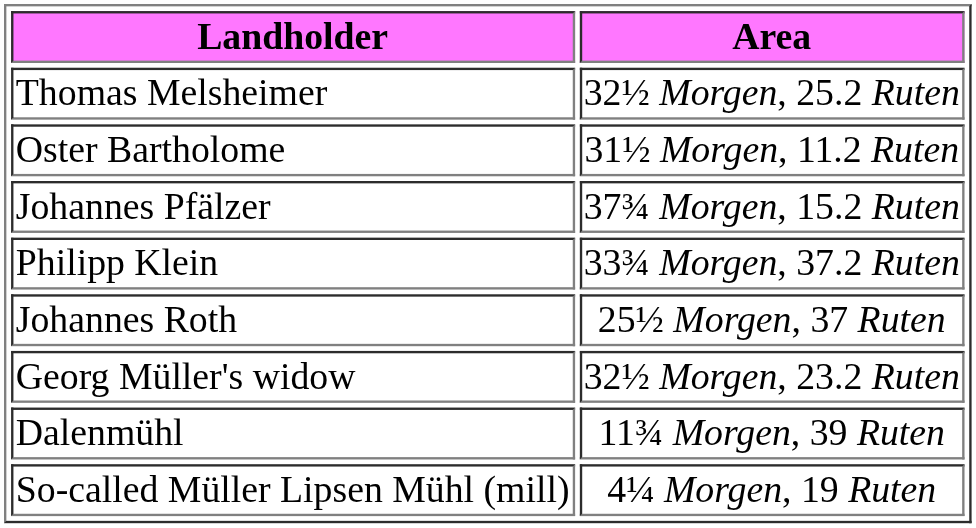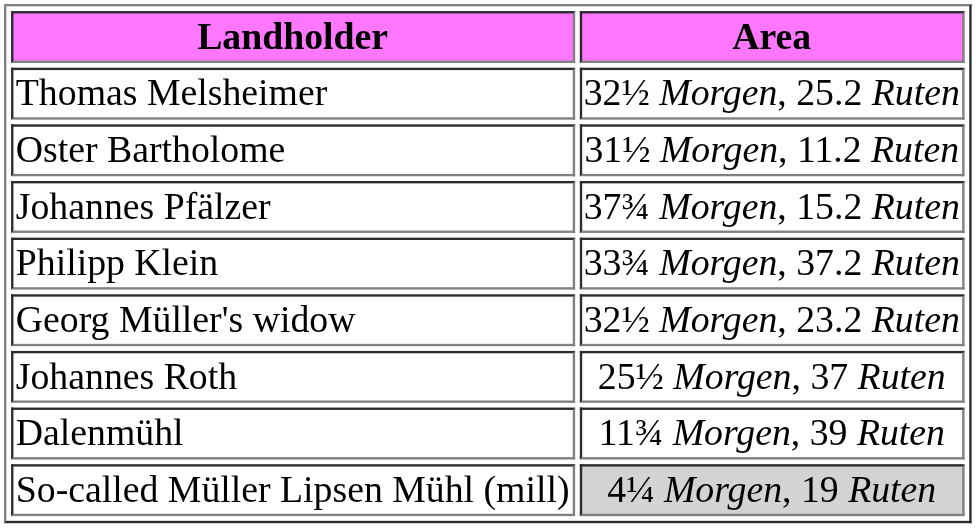rows swapped: (126, 319) <-> (186, 376)
(772, 489) no background -> (772, 489) lightgrey background
